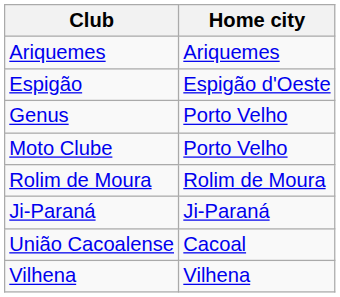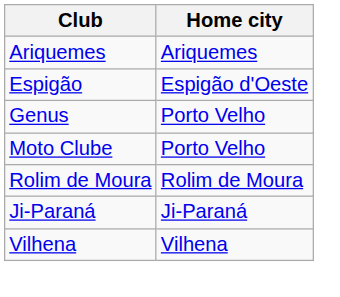- row: (92, 244)
